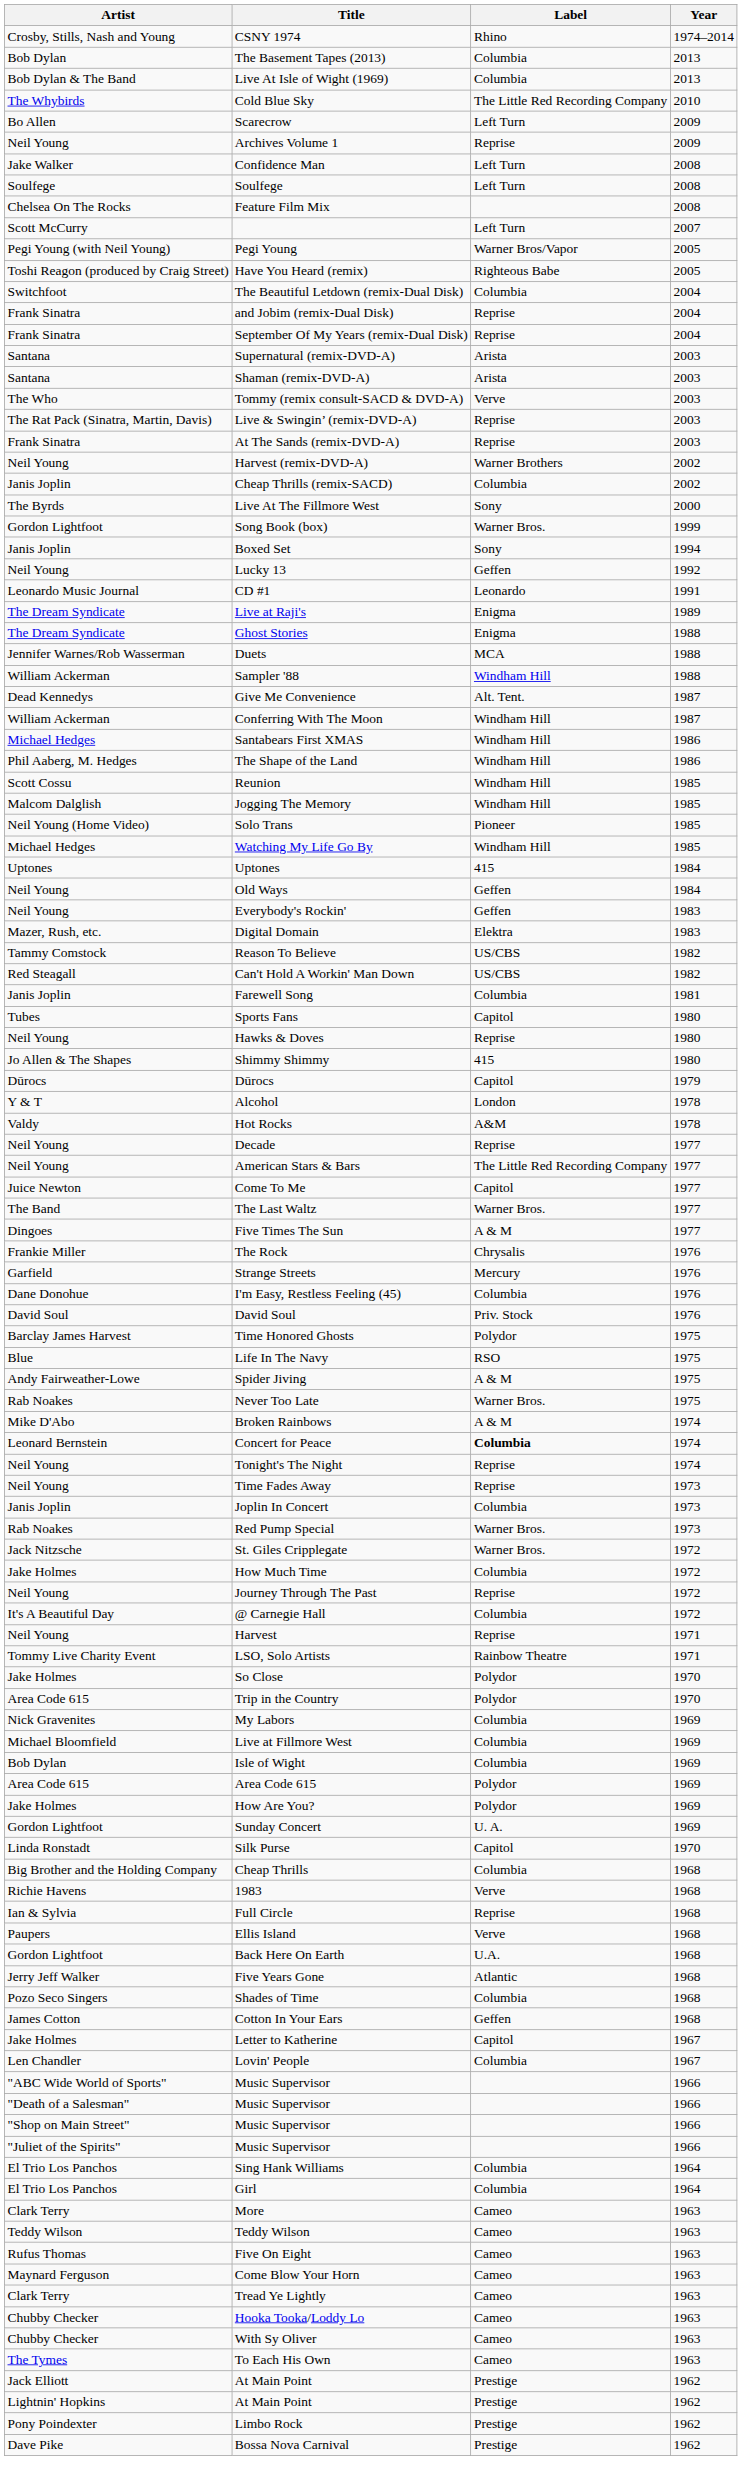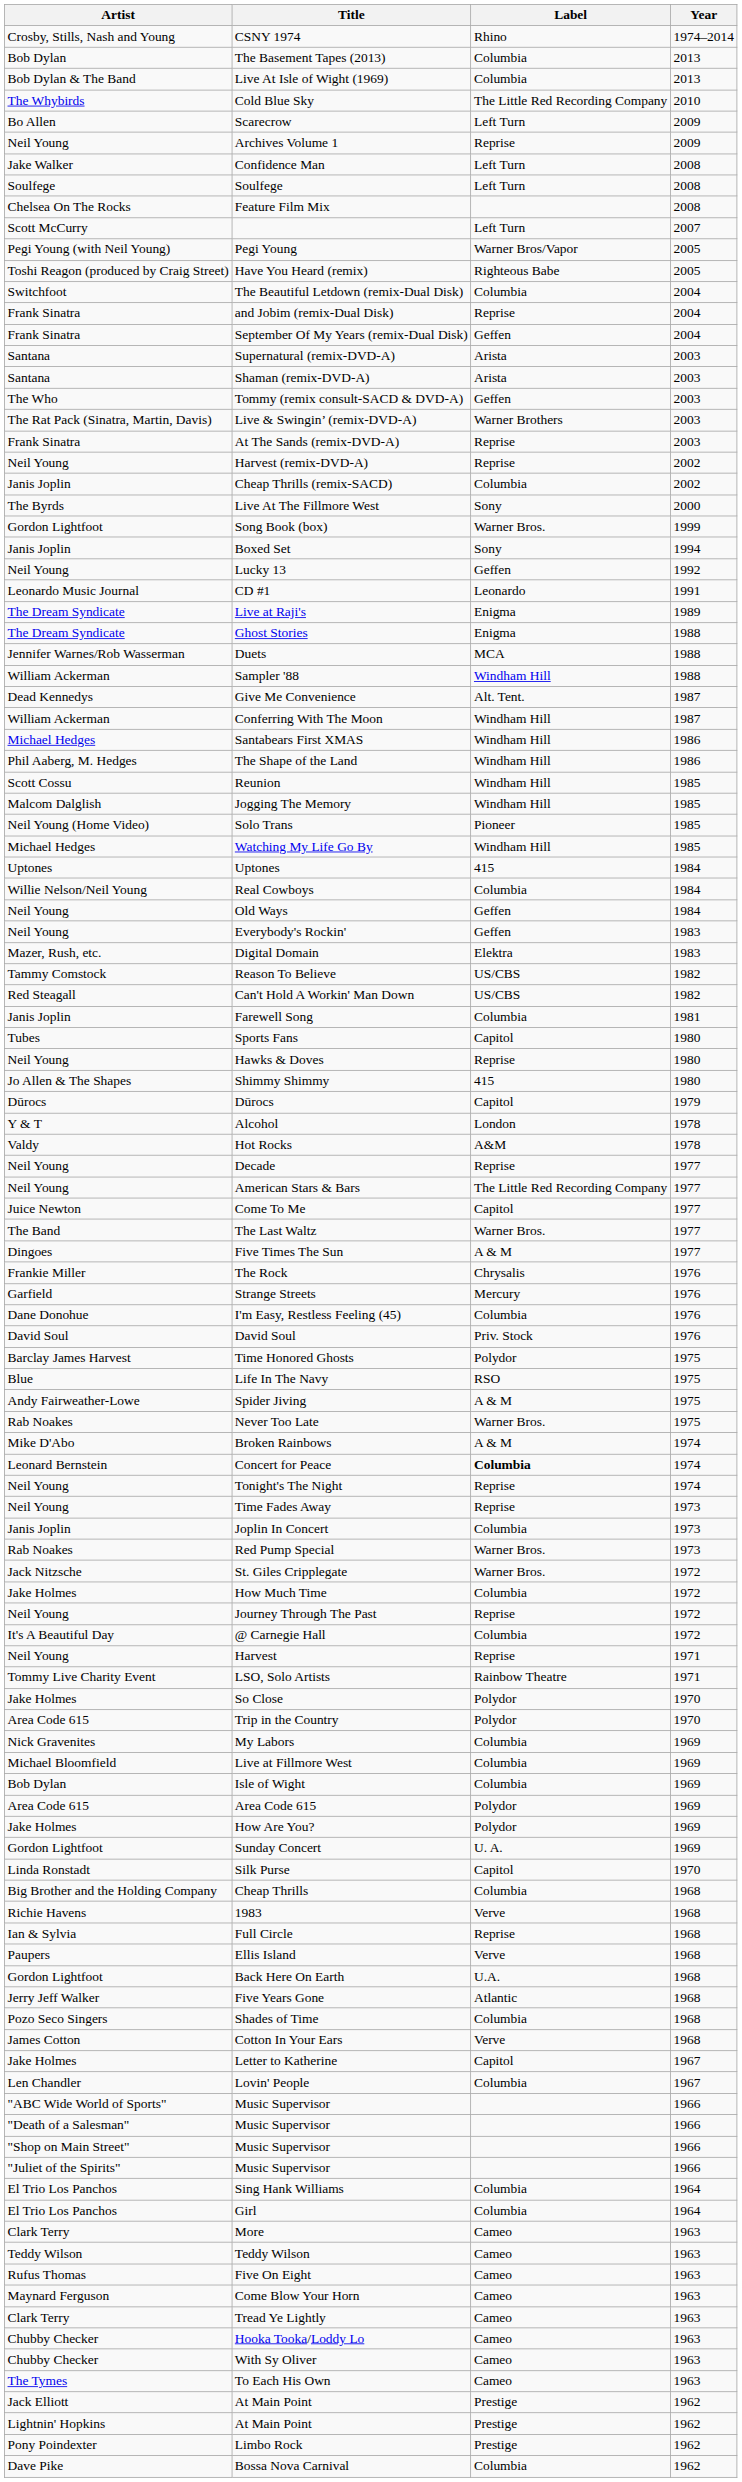(494, 334) Reprise -> (492, 334) Geffen
(490, 398) Verve -> (492, 398) Geffen
(494, 420) Reprise -> (518, 420) Warner Brothers
(518, 462) Warner Brothers -> (494, 462) Reprise
+ row: (77, 889)
(492, 2018) Geffen -> (490, 2040) Verve
(496, 2445) Prestige -> (500, 2466) Columbia
